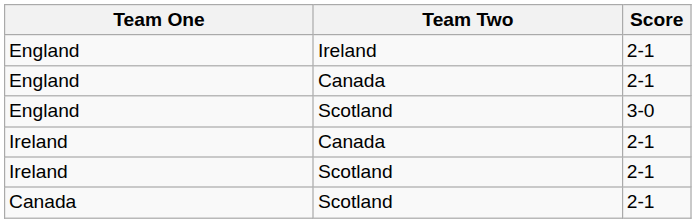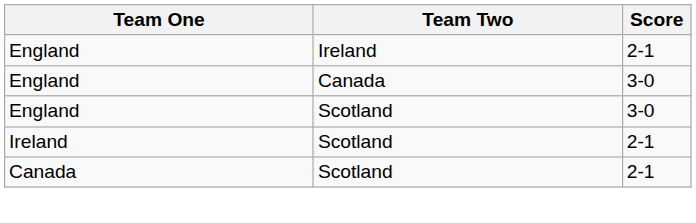(641, 80) 2-1 -> (641, 80) 3-0
- row: (38, 141)
